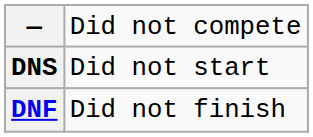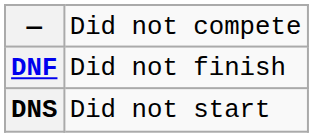rows swapped: (34, 110) <-> (34, 68)
